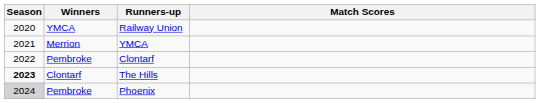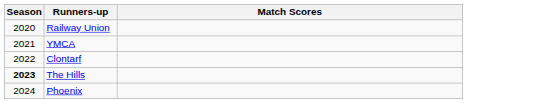- column: (81, 12)
(24, 91) lightgrey background -> (24, 91) no background
